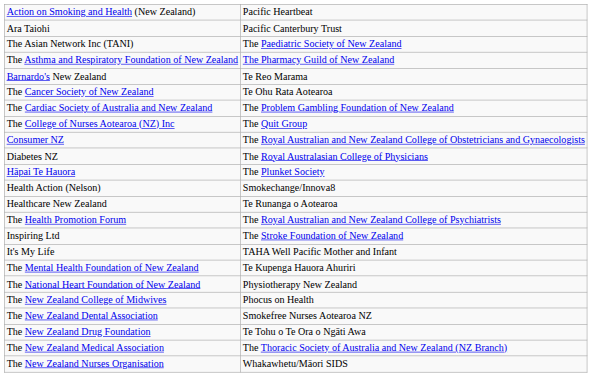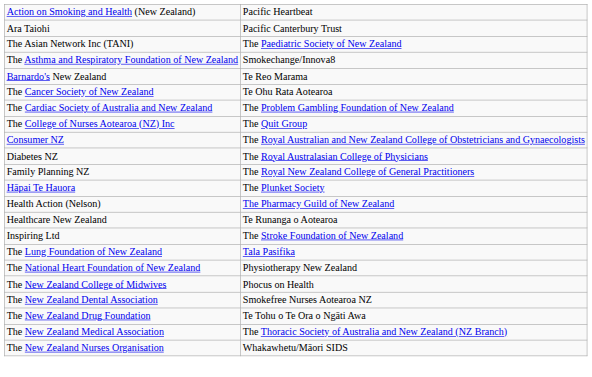(319, 60) The Pharmacy Guild of New Zealand -> (289, 60) Smokechange/Innova8
+ row: (48, 172)
(289, 188) Smokechange/Innova8 -> (319, 204) The Pharmacy Guild of New Zealand
- row: (66, 220)
- row: (31, 252)
+ row: (84, 252)
- row: (103, 268)
